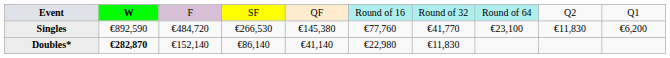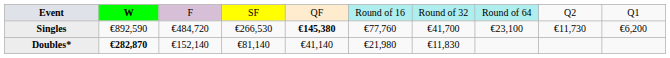(317, 29) normal -> (317, 29) bold
(443, 29) €41,770 -> (443, 29) €41,700
(570, 29) €11,830 -> (570, 29) €11,730
(254, 45) €86,140 -> (254, 45) €81,140
(380, 45) €22,980 -> (380, 45) €21,980
